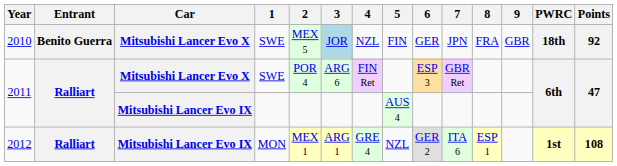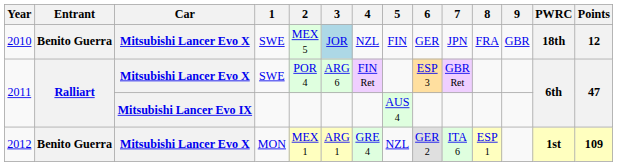(594, 41) 92 -> (594, 41) 12
(75, 144) Ralliart -> (75, 144) Benito Guerra
(185, 144) Mitsubishi Lancer Evo IX -> (185, 144) Mitsubishi Lancer Evo X
(594, 144) 108 -> (594, 144) 109
